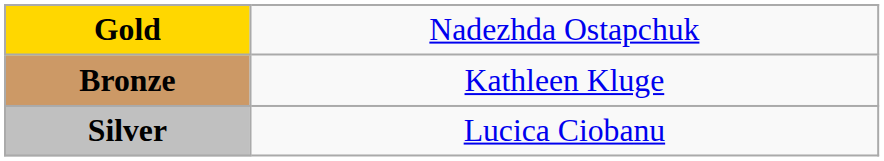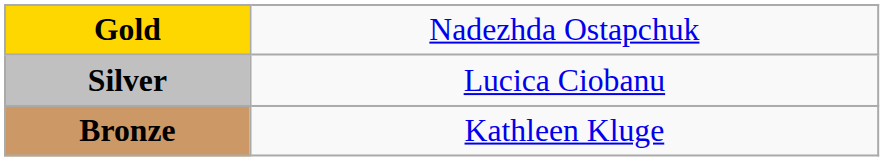rows swapped: (127, 130) <-> (127, 79)
